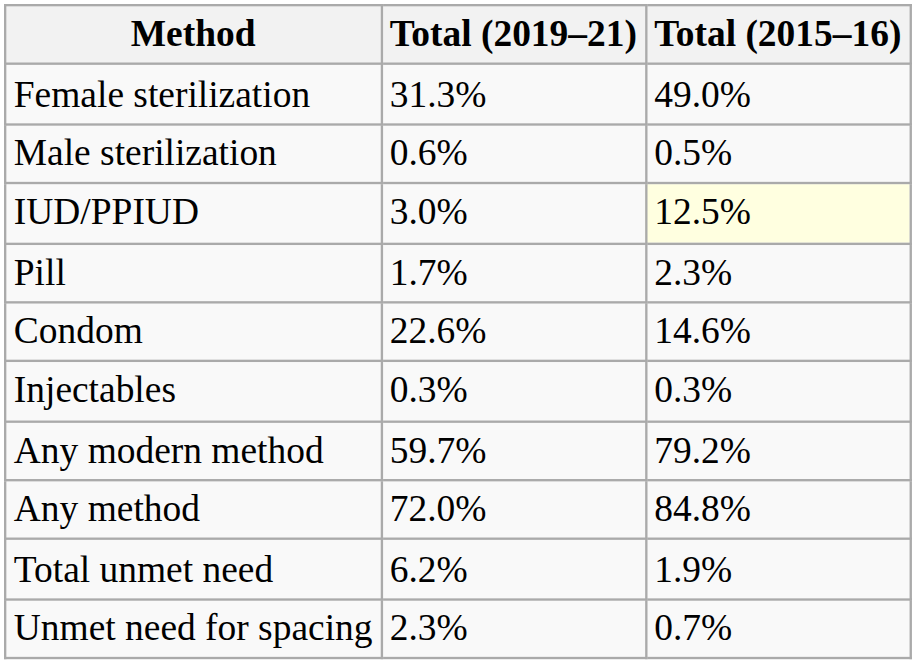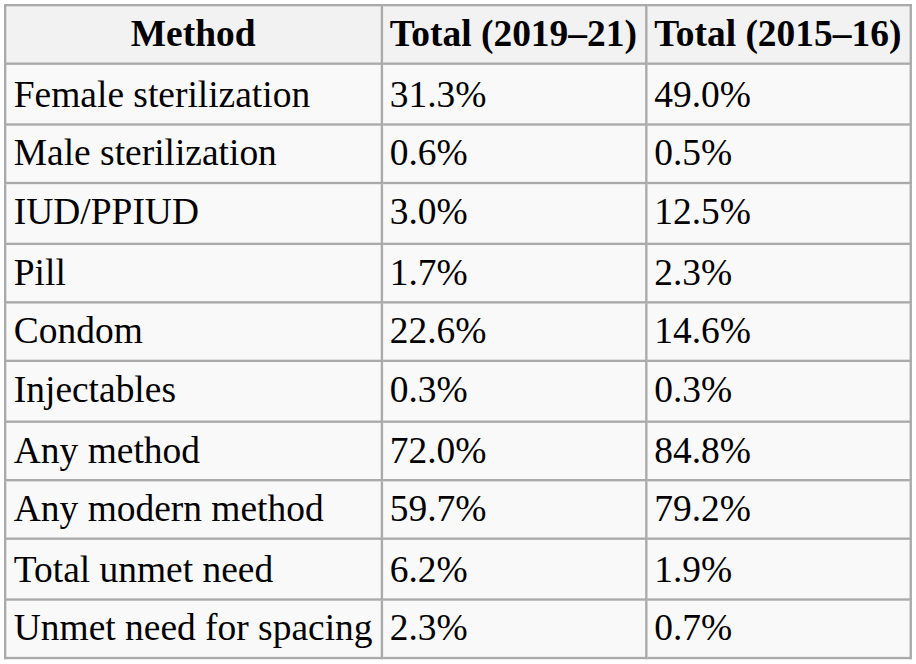(703, 212) lightyellow background -> (703, 212) no background
rows swapped: (169, 449) <-> (107, 509)
